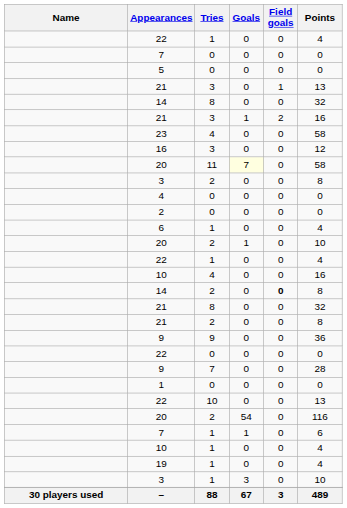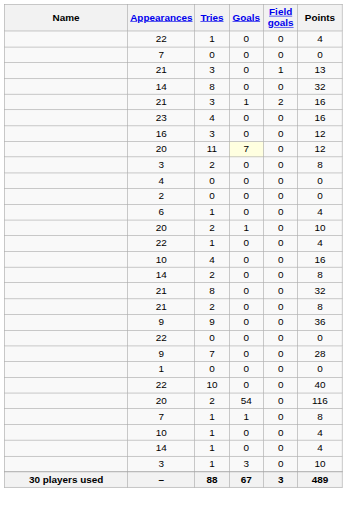- row: (161, 70)
(320, 133) 58 -> (320, 117) 16
(320, 165) 58 -> (320, 149) 12
(281, 290) bold -> (281, 275) normal
(320, 401) 13 -> (320, 385) 40
(320, 432) 6 -> (320, 416) 8
- row: (161, 464)
+ row: (161, 448)
